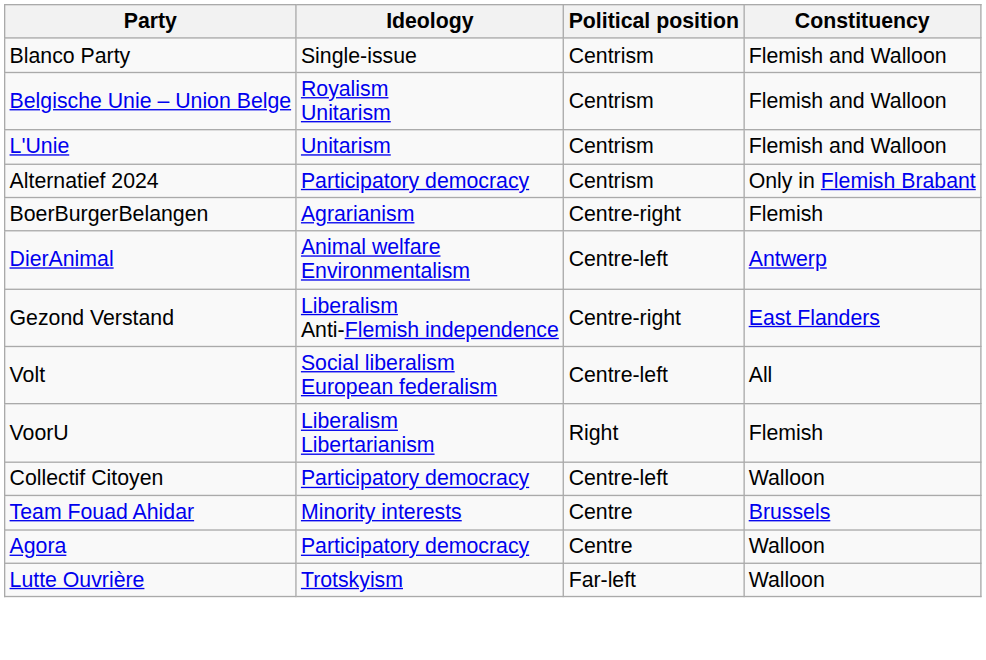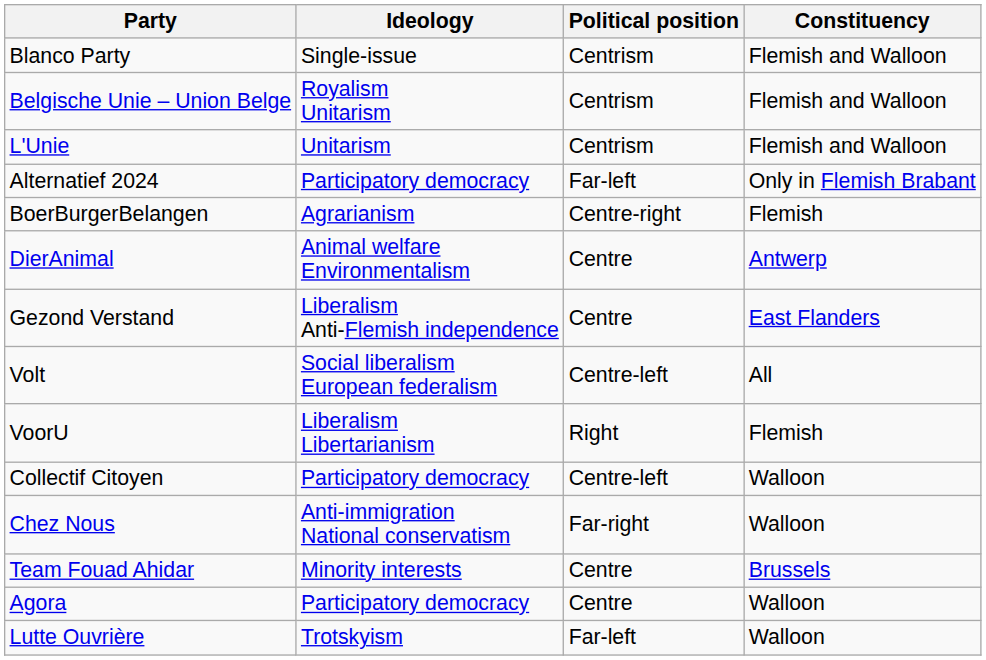(611, 180) Centrism -> (602, 180) Far-left
(618, 259) Centre-left -> (601, 259) Centre
(625, 317) Centre-right -> (601, 317) Centre
+ row: (62, 524)
